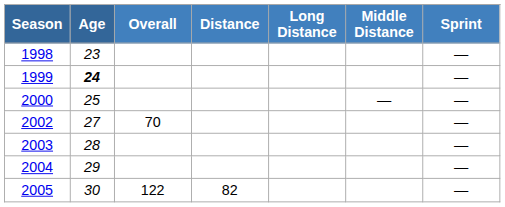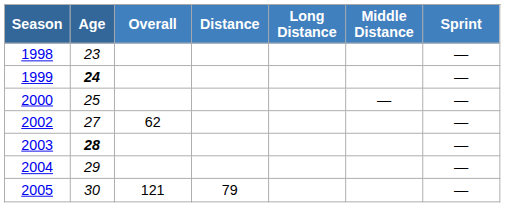(153, 122) 70 -> (153, 122) 62
(92, 145) normal -> (92, 145) bold
(153, 190) 122 -> (153, 190) 121
(230, 190) 82 -> (230, 190) 79
